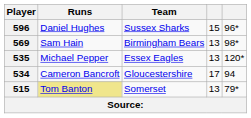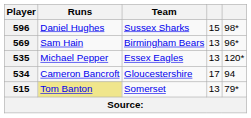(232, 27) 96* -> (232, 27) 98*
(232, 43) 98* -> (232, 43) 96*
